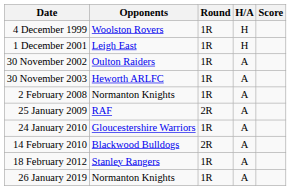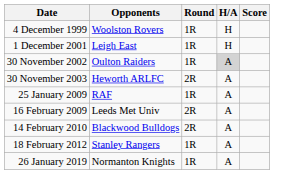(245, 62) no background -> (228, 62) lightgrey background
(206, 78) 1R -> (190, 78) 2R
- row: (53, 95)
(206, 111) 2R -> (190, 95) 1R
+ row: (50, 111)
- row: (53, 128)
